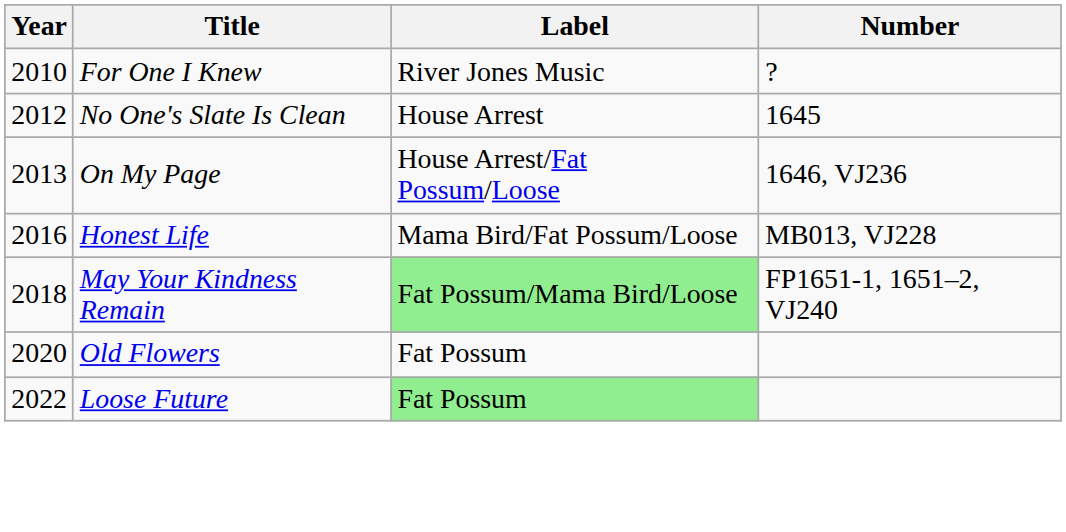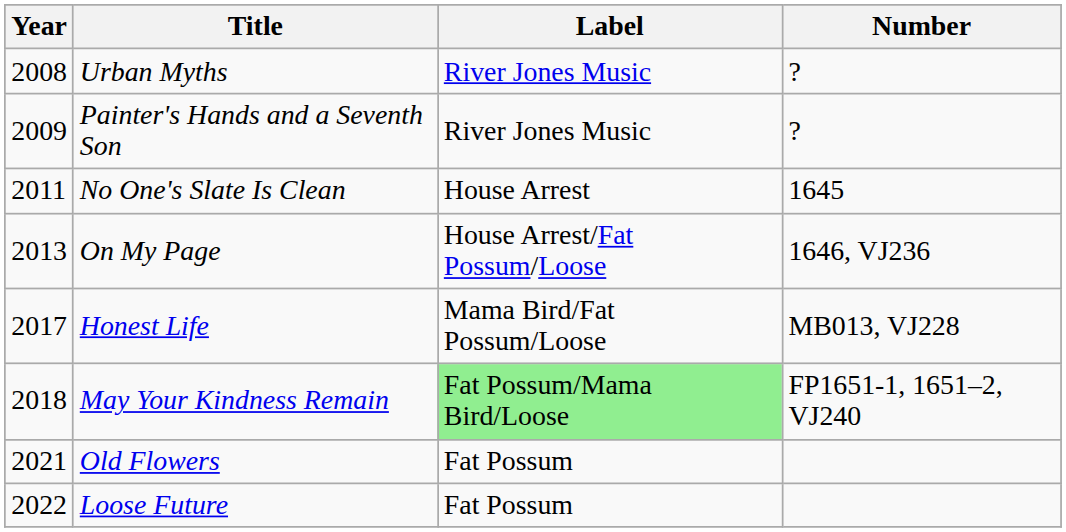+ row: (154, 70)
+ row: (251, 130)
- row: (171, 70)
(39, 114) 2012 -> (39, 190) 2011
(39, 234) 2016 -> (39, 325) 2017
(39, 354) 2020 -> (39, 460) 2021
(462, 398) lightgreen background -> (508, 505) no background
